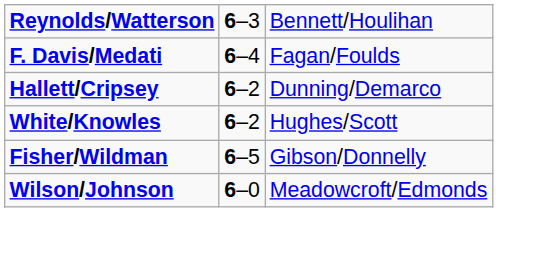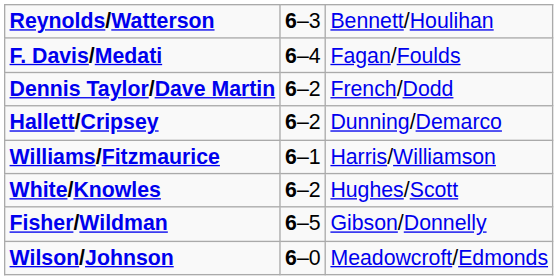+ row: (142, 88)
+ row: (115, 156)
